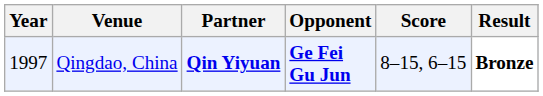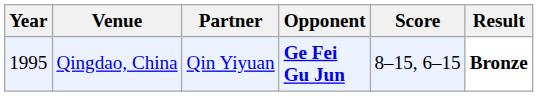(28, 63) 1997 -> (28, 63) 1995
(233, 63) bold -> (231, 63) normal
